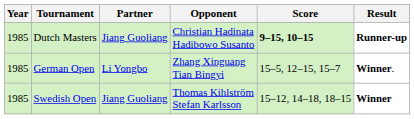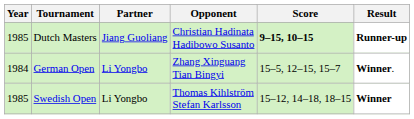(18, 68) 1985 -> (18, 68) 1984
(135, 99) Jiang Guoliang -> (125, 99) Li Yongbo
